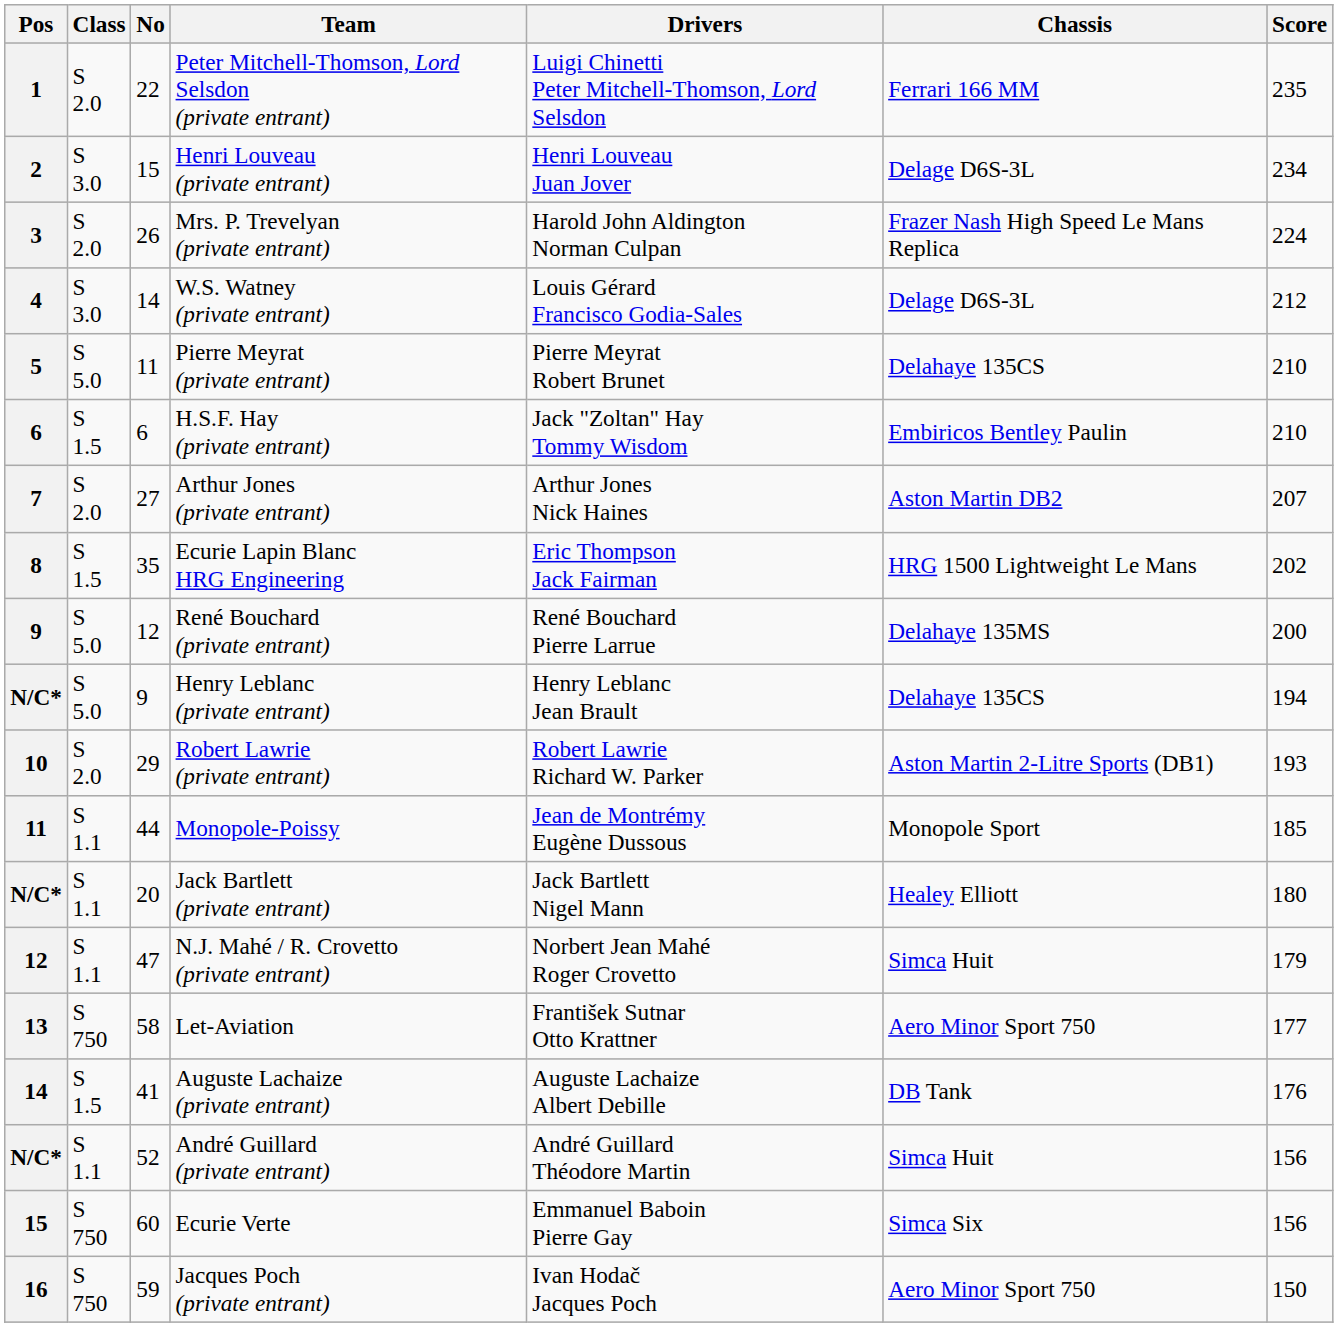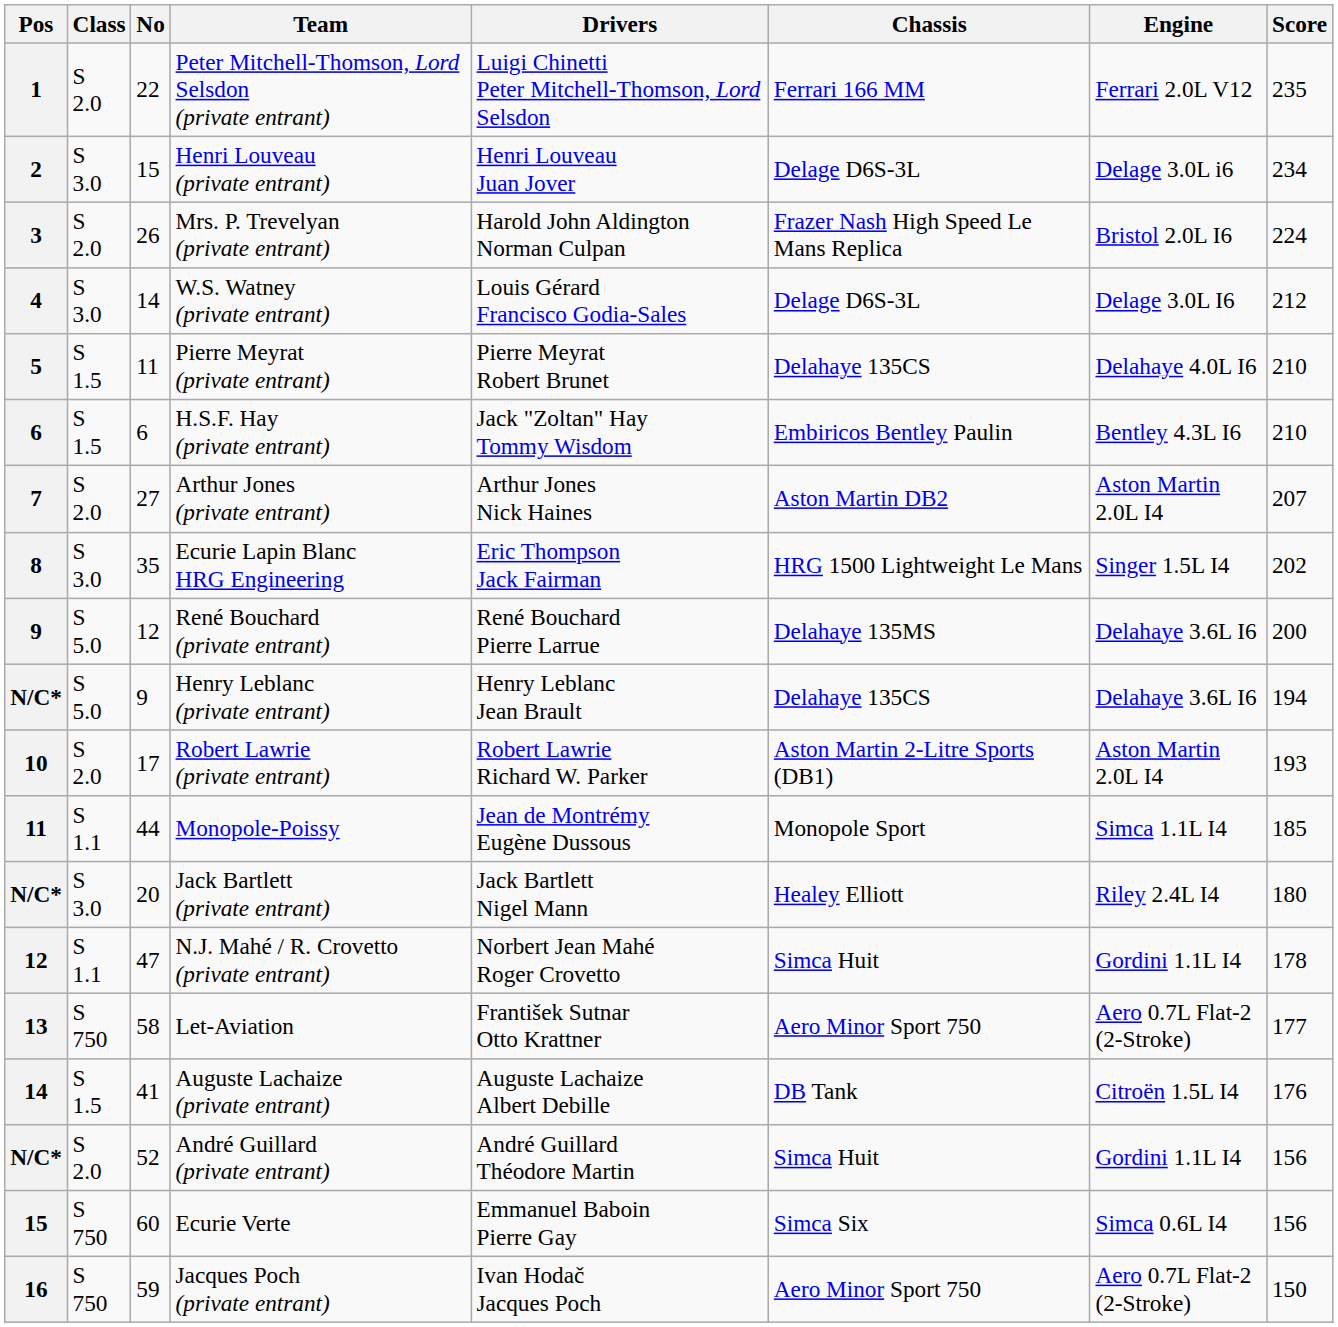+ column: (1178, 23)
(87, 367) S 5.0 -> (87, 367) S 1.5
(87, 564) S 1.5 -> (87, 564) S 3.0
(148, 762) 29 -> (148, 762) 17
(87, 894) S 1.1 -> (87, 894) S 3.0
(1289, 960) 179 -> (1289, 960) 178
(87, 1157) S 1.1 -> (87, 1157) S 2.0
